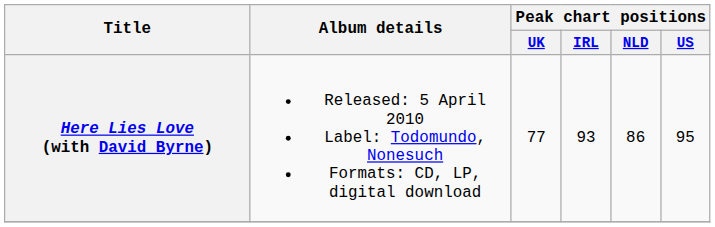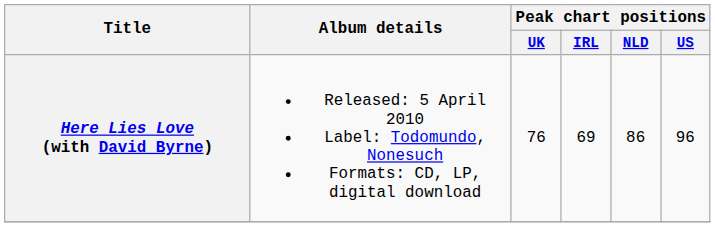(536, 138) 77 -> (536, 138) 76
(586, 138) 93 -> (586, 138) 69
(685, 138) 95 -> (685, 138) 96
